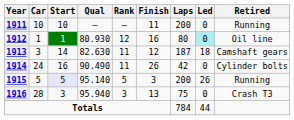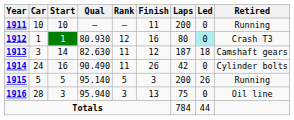(252, 39) Oil line -> (252, 39) Crash T3
(63, 80) lavender background -> (63, 80) no background
(252, 94) Crash T3 -> (252, 94) Oil line
